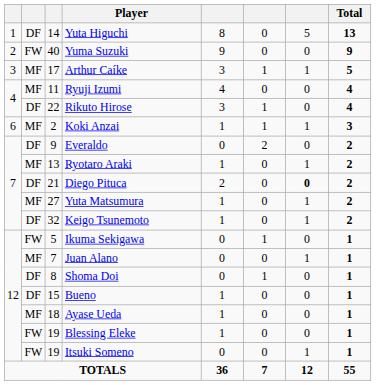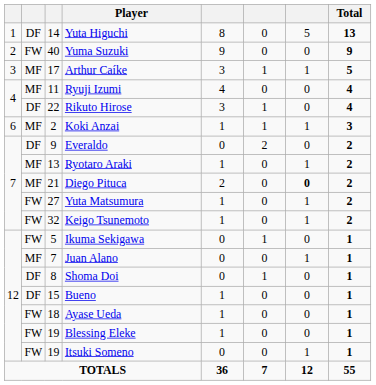(33, 182) DF -> (33, 182) MF
(33, 201) MF -> (33, 201) FW
(33, 220) DF -> (33, 220) FW
(33, 314) MF -> (33, 314) FW
